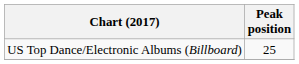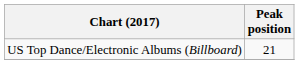(269, 49) 25 -> (269, 49) 21
